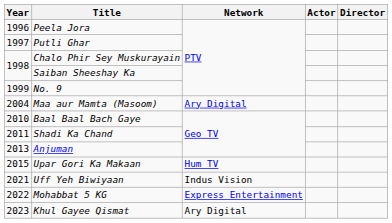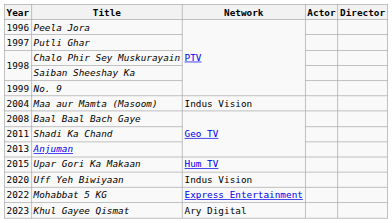(216, 104) Ary Digital -> (218, 104) Indus Vision
(18, 119) 2010 -> (18, 119) 2008
(18, 180) 2021 -> (18, 180) 2020
